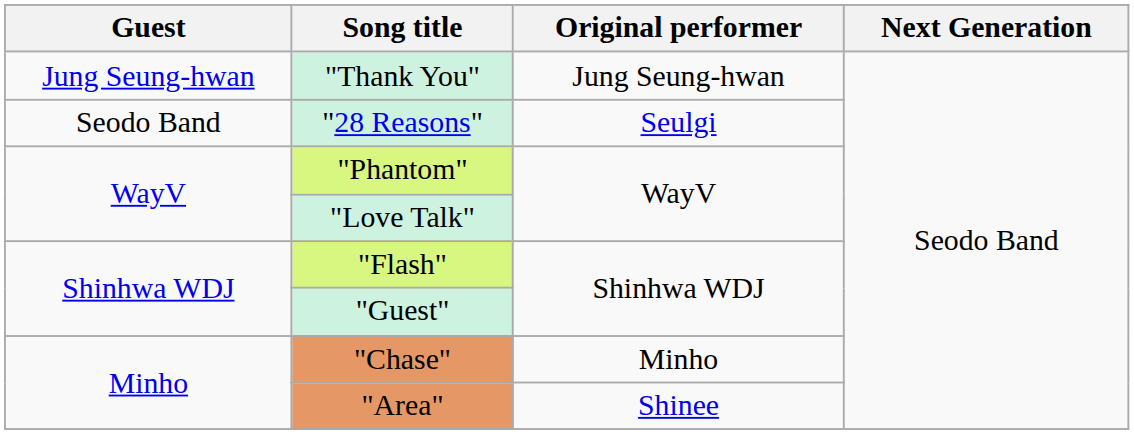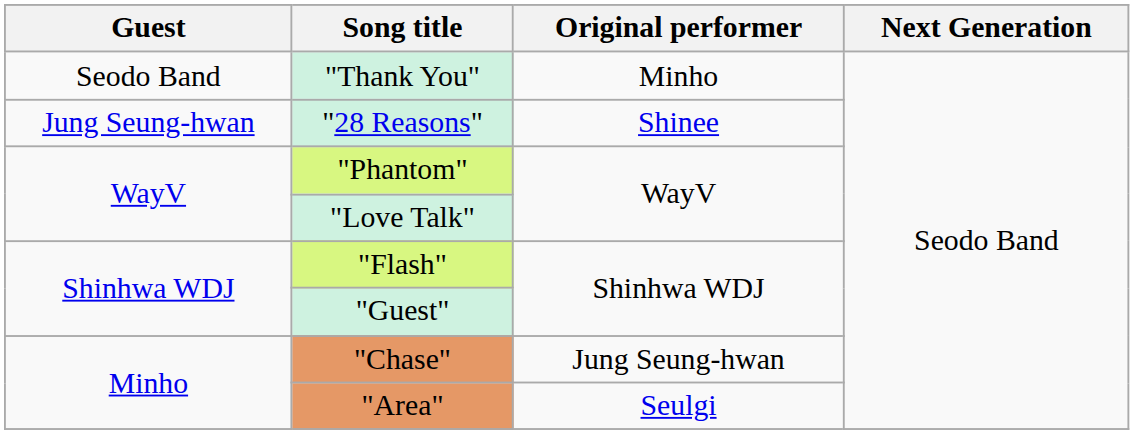(148, 75) Jung Seung-hwan -> (148, 75) Seodo Band
(679, 75) Jung Seung-hwan -> (679, 75) Minho
(148, 122) Seodo Band -> (148, 122) Jung Seung-hwan
(679, 122) Seulgi -> (679, 122) Shinee
(679, 358) Minho -> (679, 358) Jung Seung-hwan
(679, 405) Shinee -> (679, 405) Seulgi
